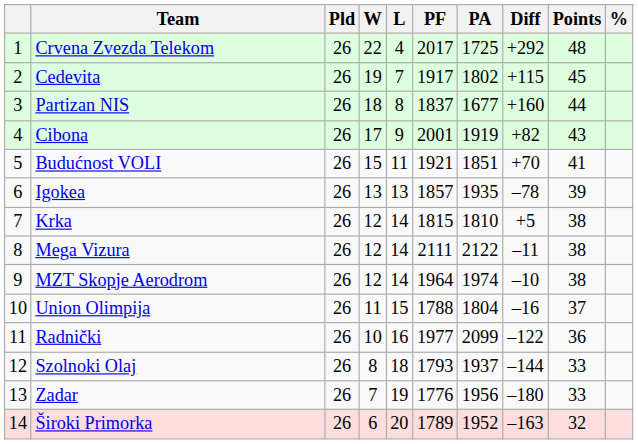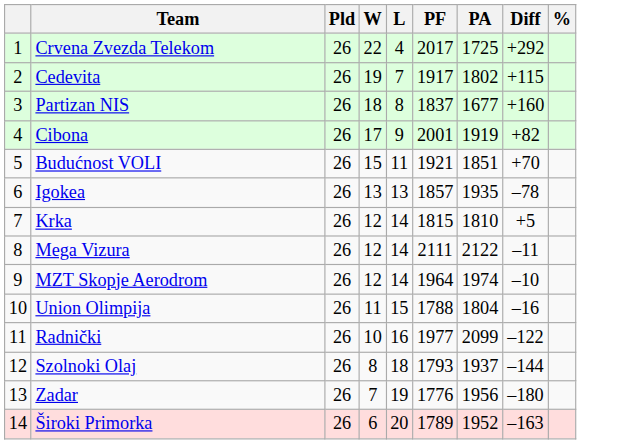- column: (577, 18)
